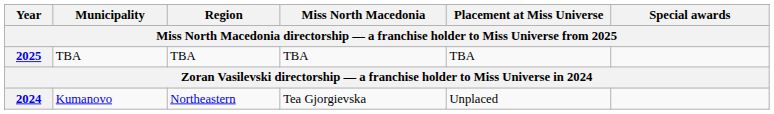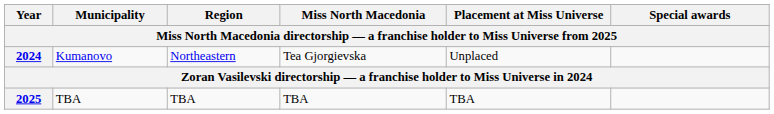rows swapped: (29, 57) <-> (29, 98)
